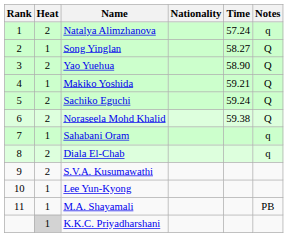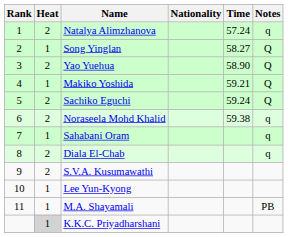(268, 118) Q -> (268, 118) q
